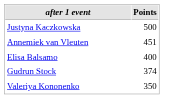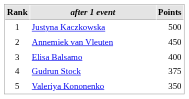+ column: (17, 12)
(150, 42) 451 -> (175, 42) 450
(150, 71) 374 -> (175, 71) 375
